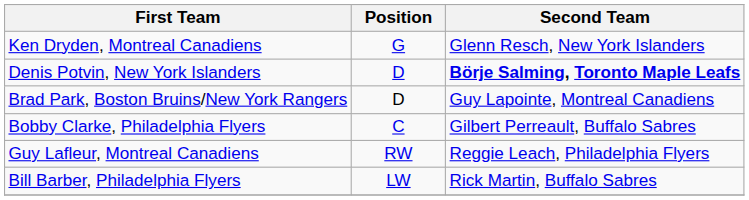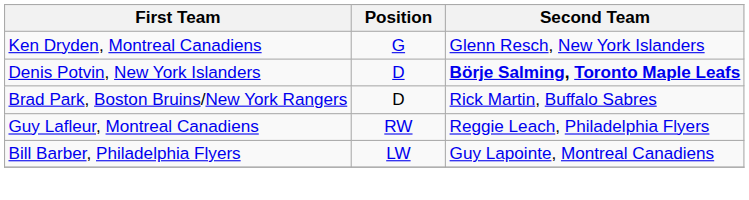(582, 99) Guy Lapointe, Montreal Canadiens -> (553, 99) Rick Martin, Buffalo Sabres
- row: (137, 126)
(553, 180) Rick Martin, Buffalo Sabres -> (582, 153) Guy Lapointe, Montreal Canadiens
